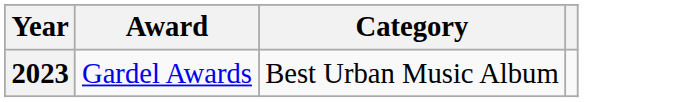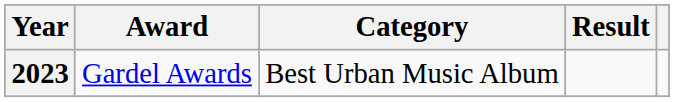+ column: (611, 27)
